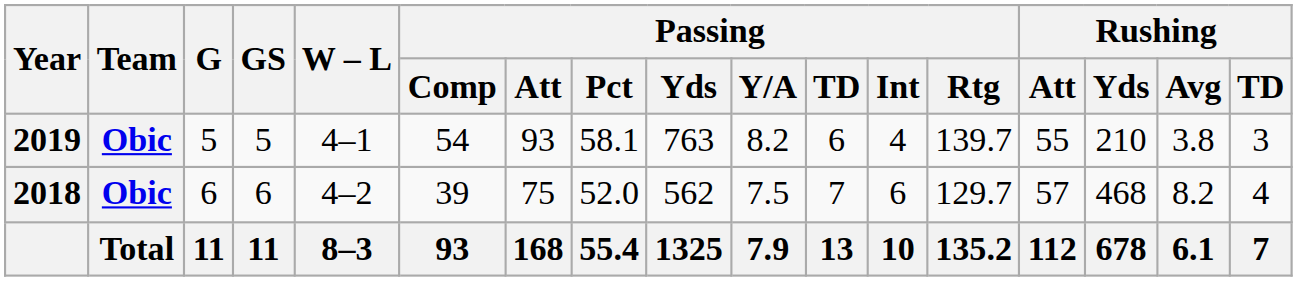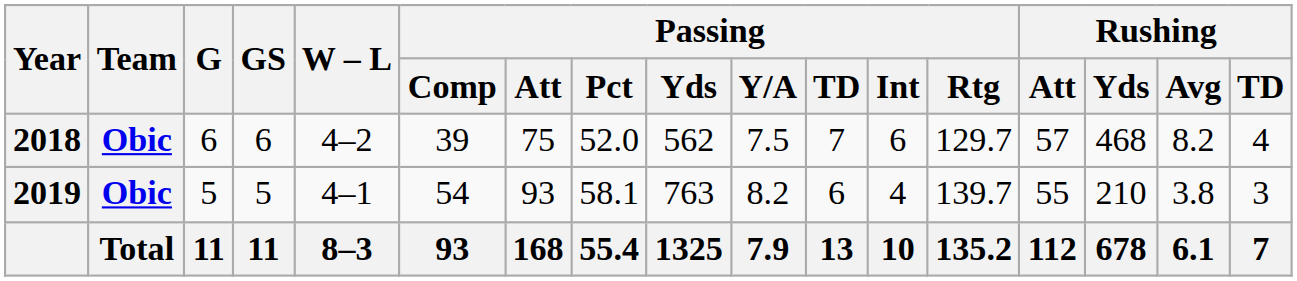rows swapped: (47, 193) <-> (47, 139)
